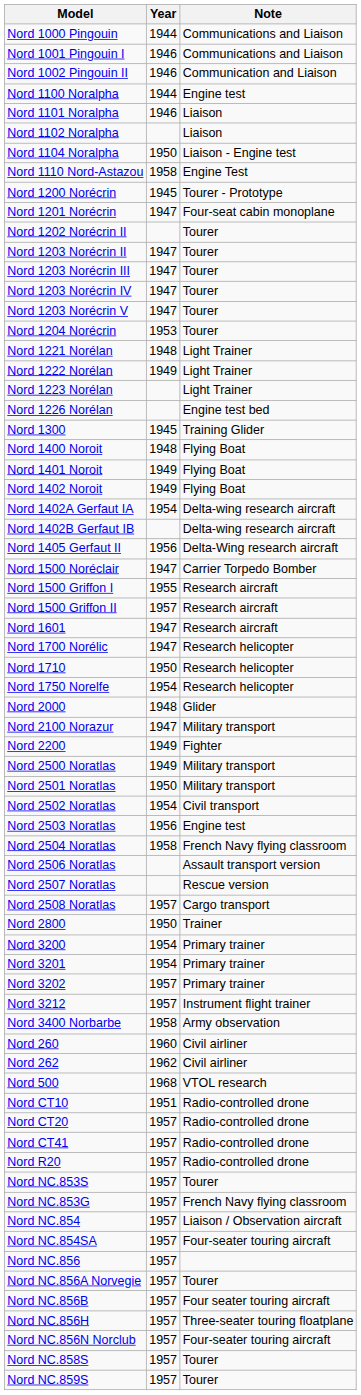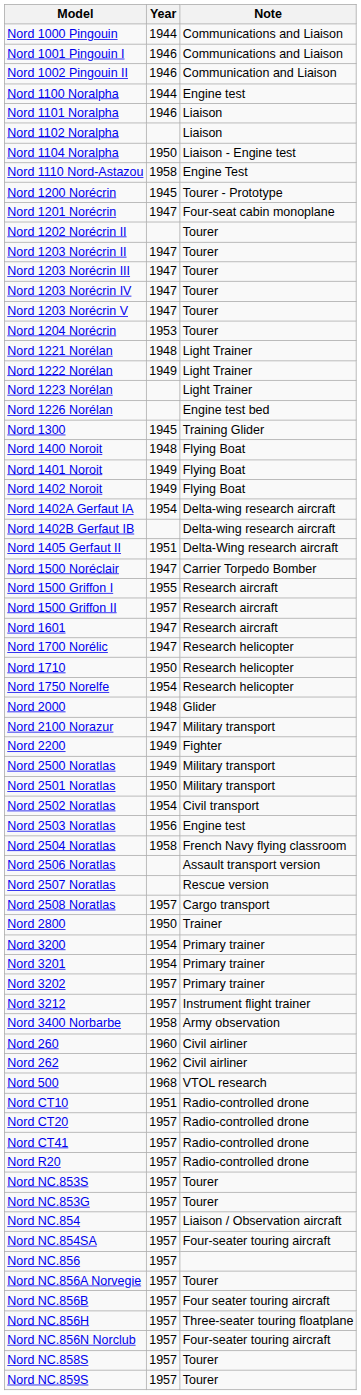(163, 548) 1956 -> (163, 548) 1951
(265, 1201) French Navy flying classroom -> (200, 1201) Tourer
